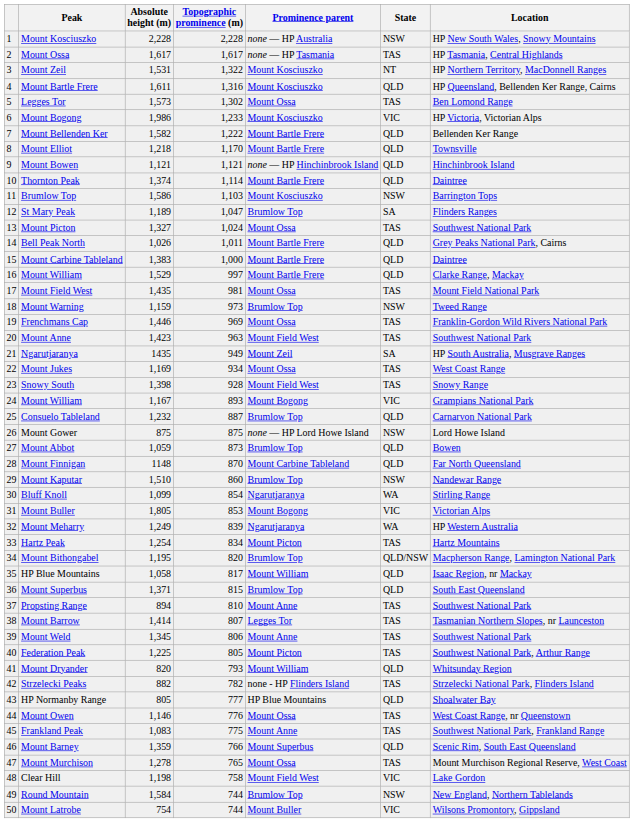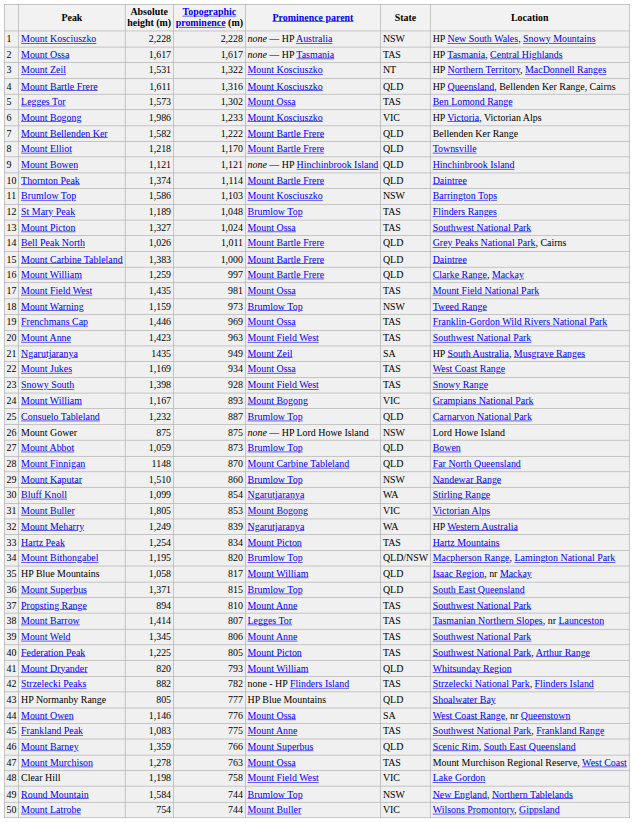(232, 212) 1,047 -> (232, 212) 1,048
(389, 212) SA -> (392, 212) TAS
(160, 275) 1,529 -> (160, 275) 1,259
(392, 715) TAS -> (389, 715) SA
(236, 762) 765 -> (236, 762) 763
